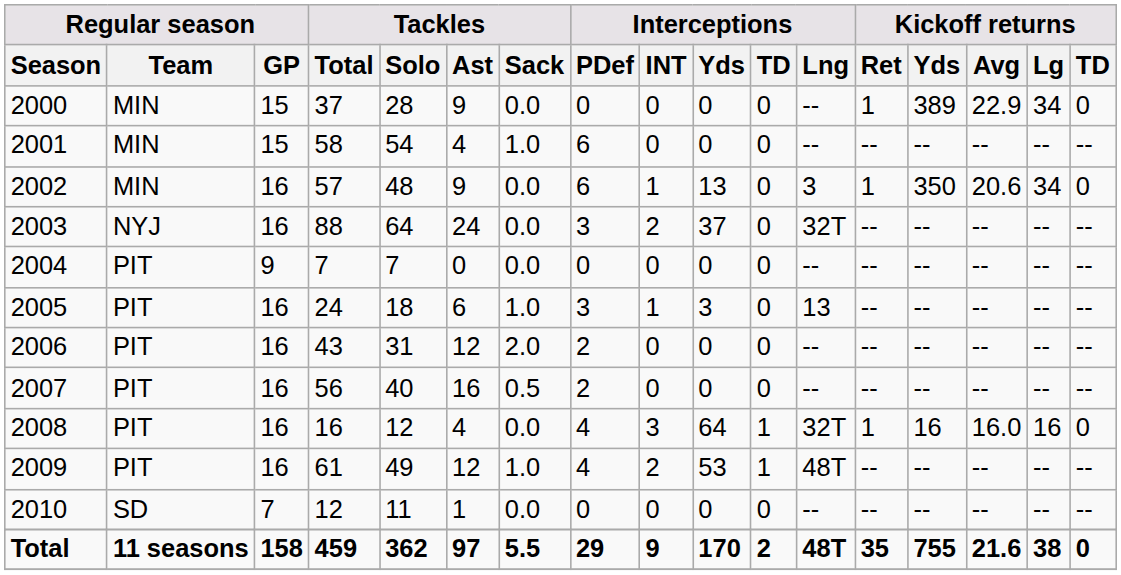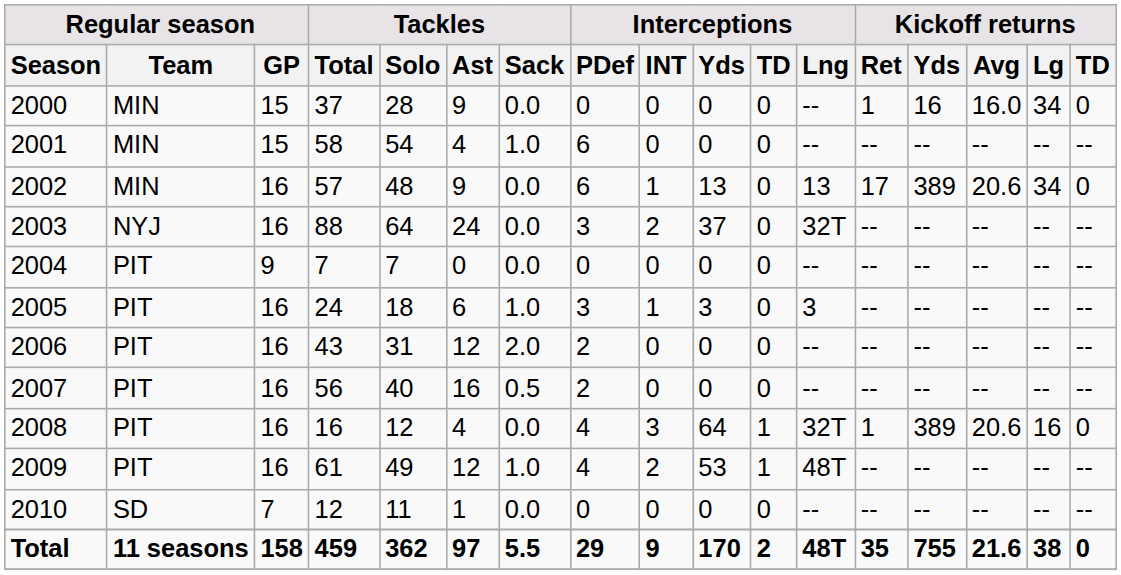(935, 105) 389 -> (928, 105) 16
(997, 105) 22.9 -> (997, 105) 16.0
(809, 186) 3 -> (817, 186) 13
(868, 186) 1 -> (875, 186) 17
(935, 186) 350 -> (935, 186) 389
(817, 307) 13 -> (809, 307) 3
(928, 428) 16 -> (935, 428) 389
(997, 428) 16.0 -> (997, 428) 20.6
